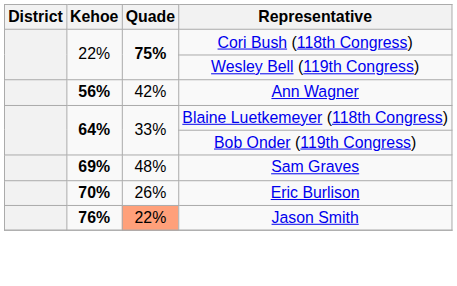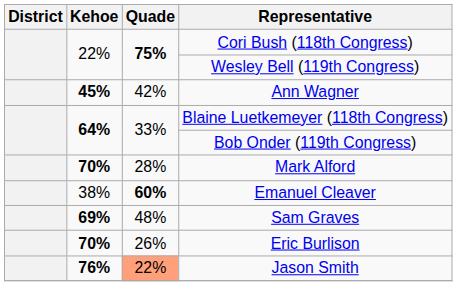(94, 92) 56% -> (94, 92) 45%
+ row: (315, 167)
+ row: (315, 192)
